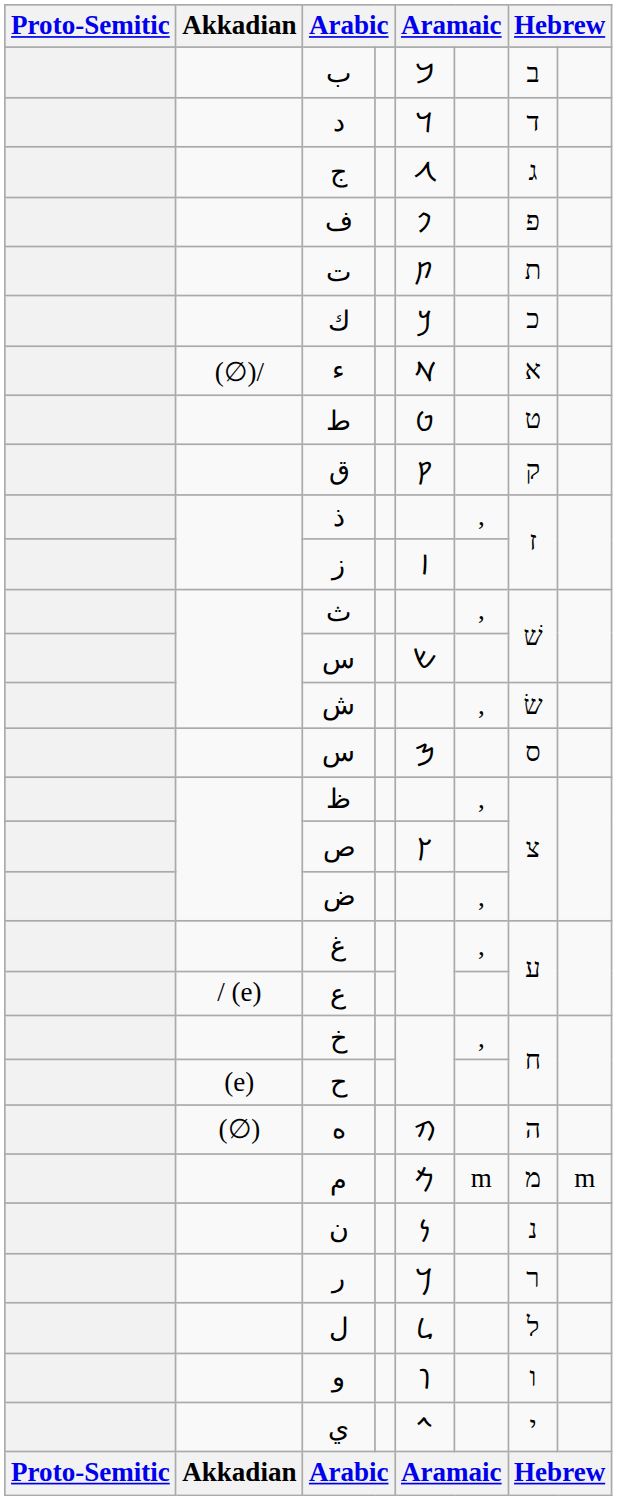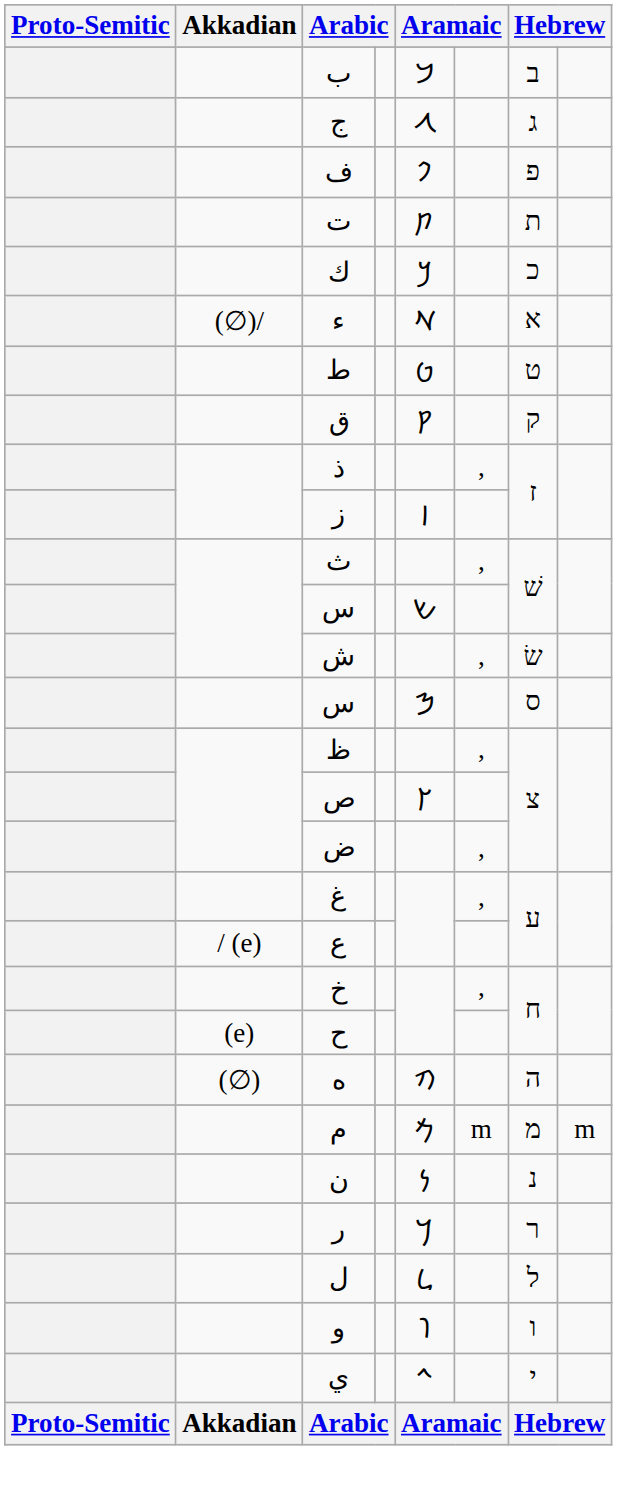- row: (239, 122)
